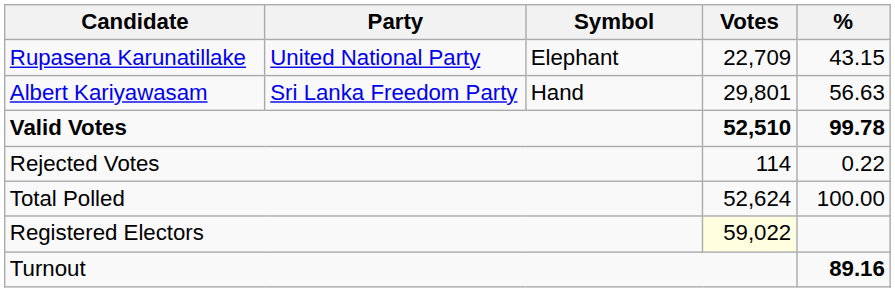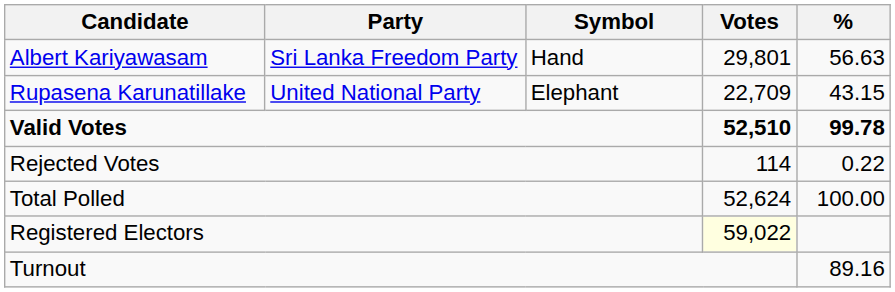rows swapped: (109, 92) <-> (128, 57)
(857, 269) bold -> (857, 269) normal
